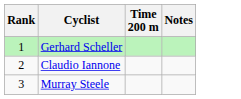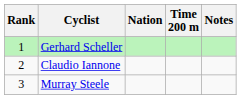+ column: (145, 20)
